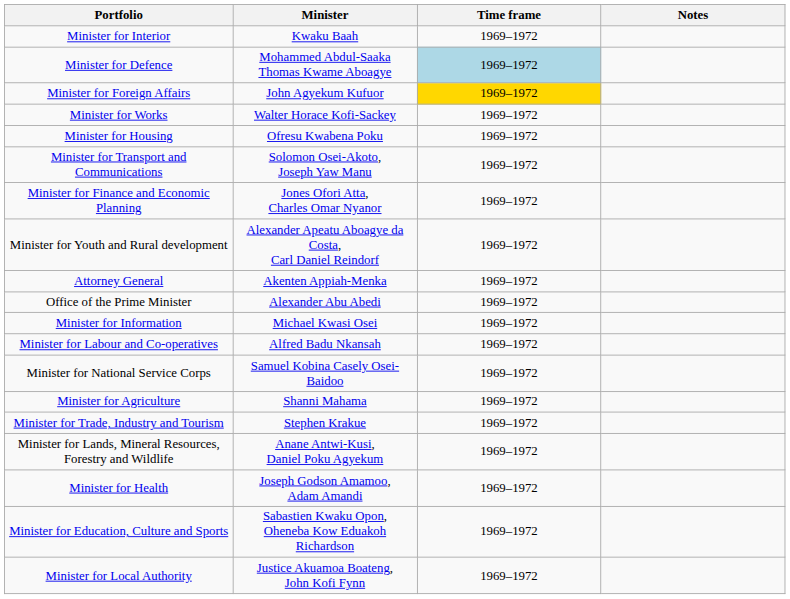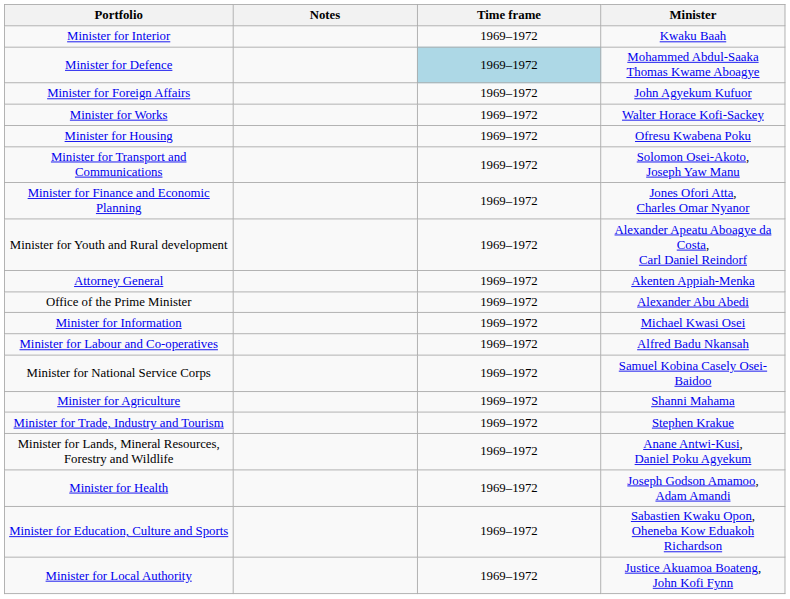columns swapped: (325, 15) <-> (693, 15)
(509, 94) gold background -> (509, 94) no background
